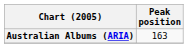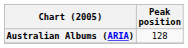(160, 36) 163 -> (160, 36) 128
